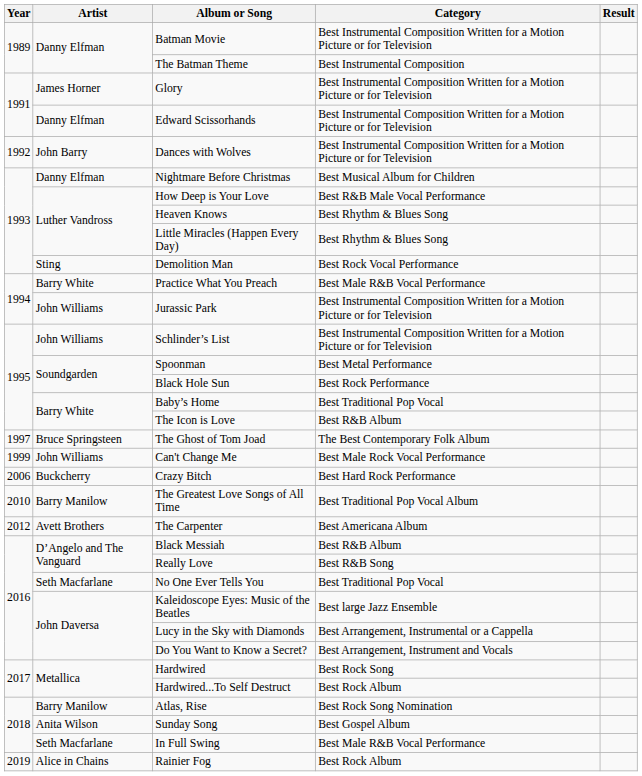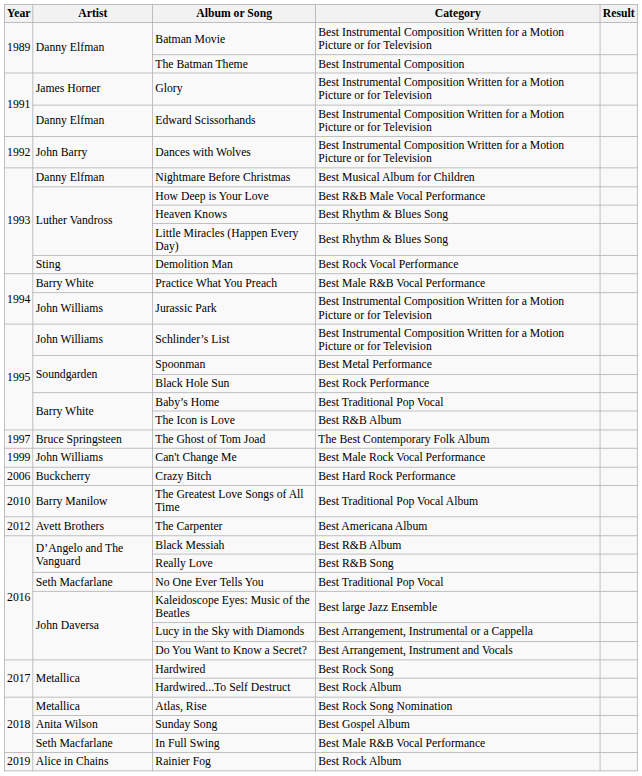(72, 706) Barry Manilow -> (58, 706) Metallica
